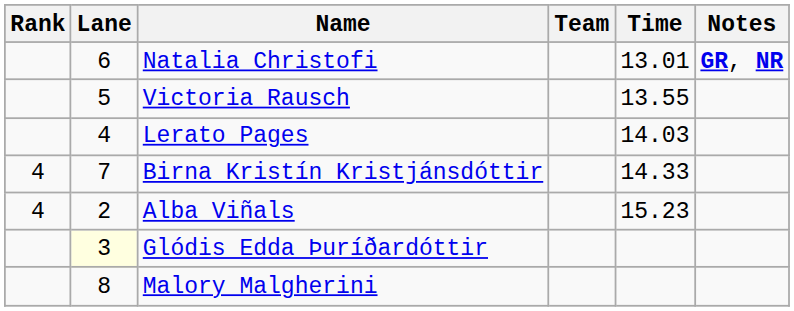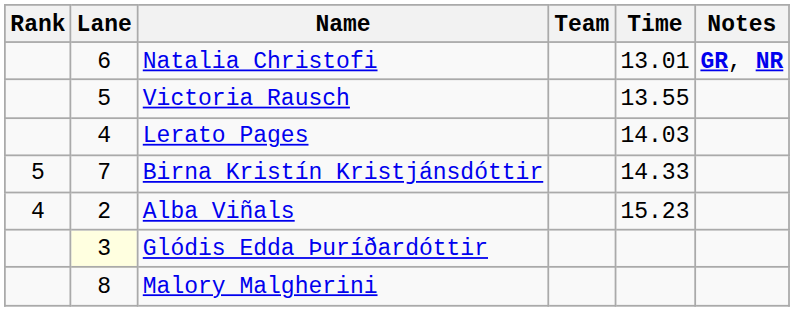(38, 174) 4 -> (38, 174) 5
